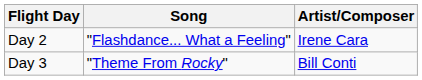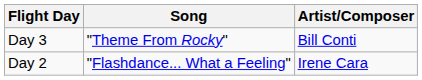rows swapped: (27, 39) <-> (27, 63)
